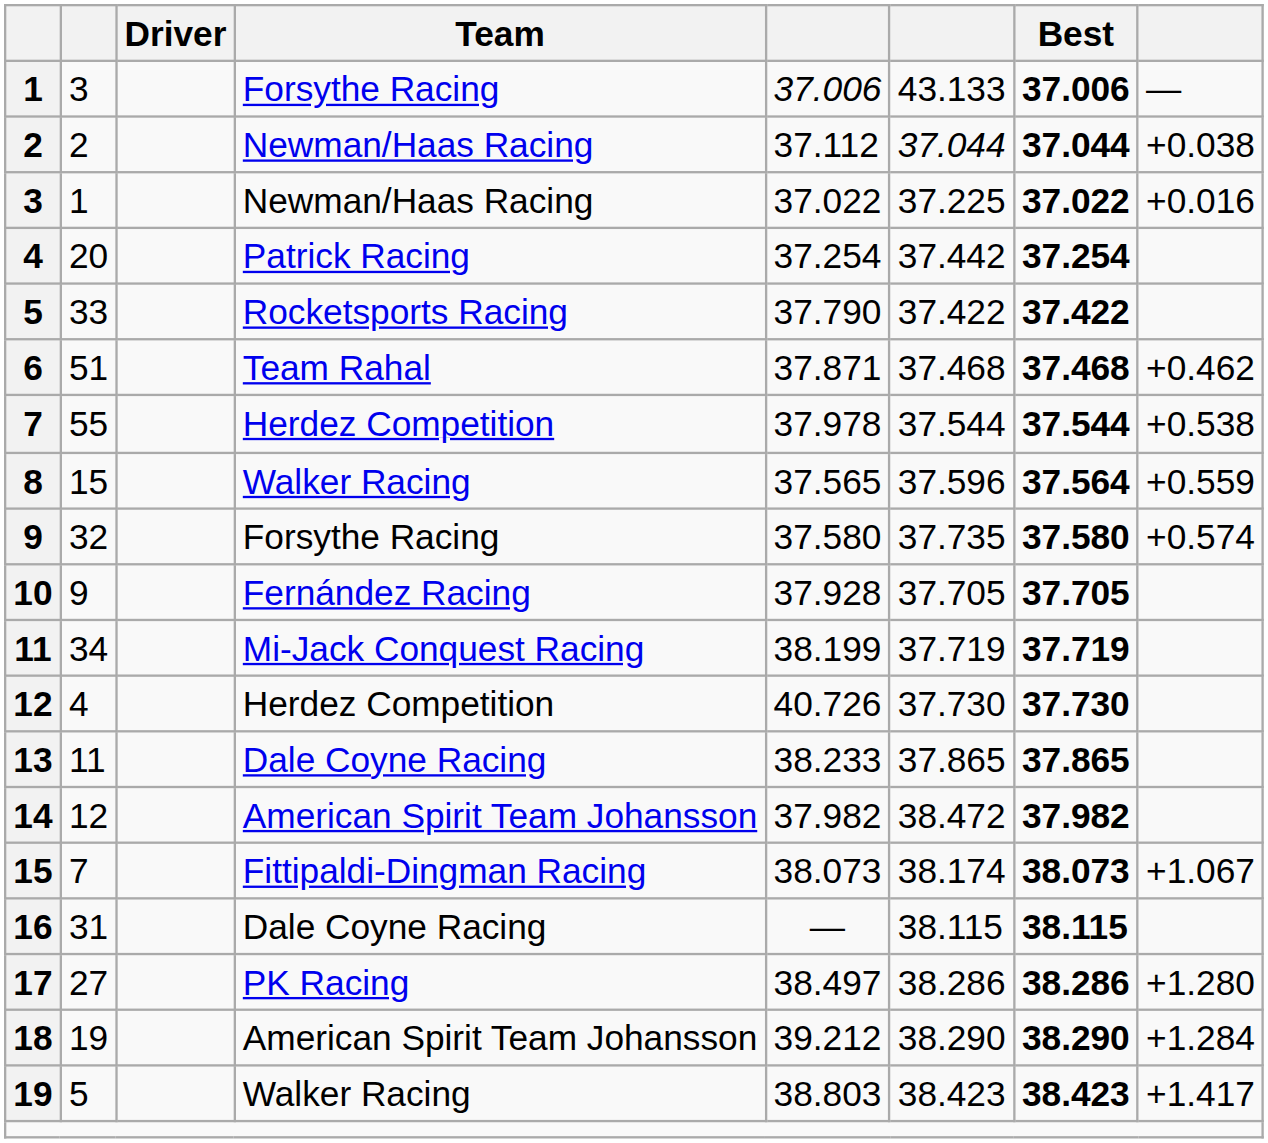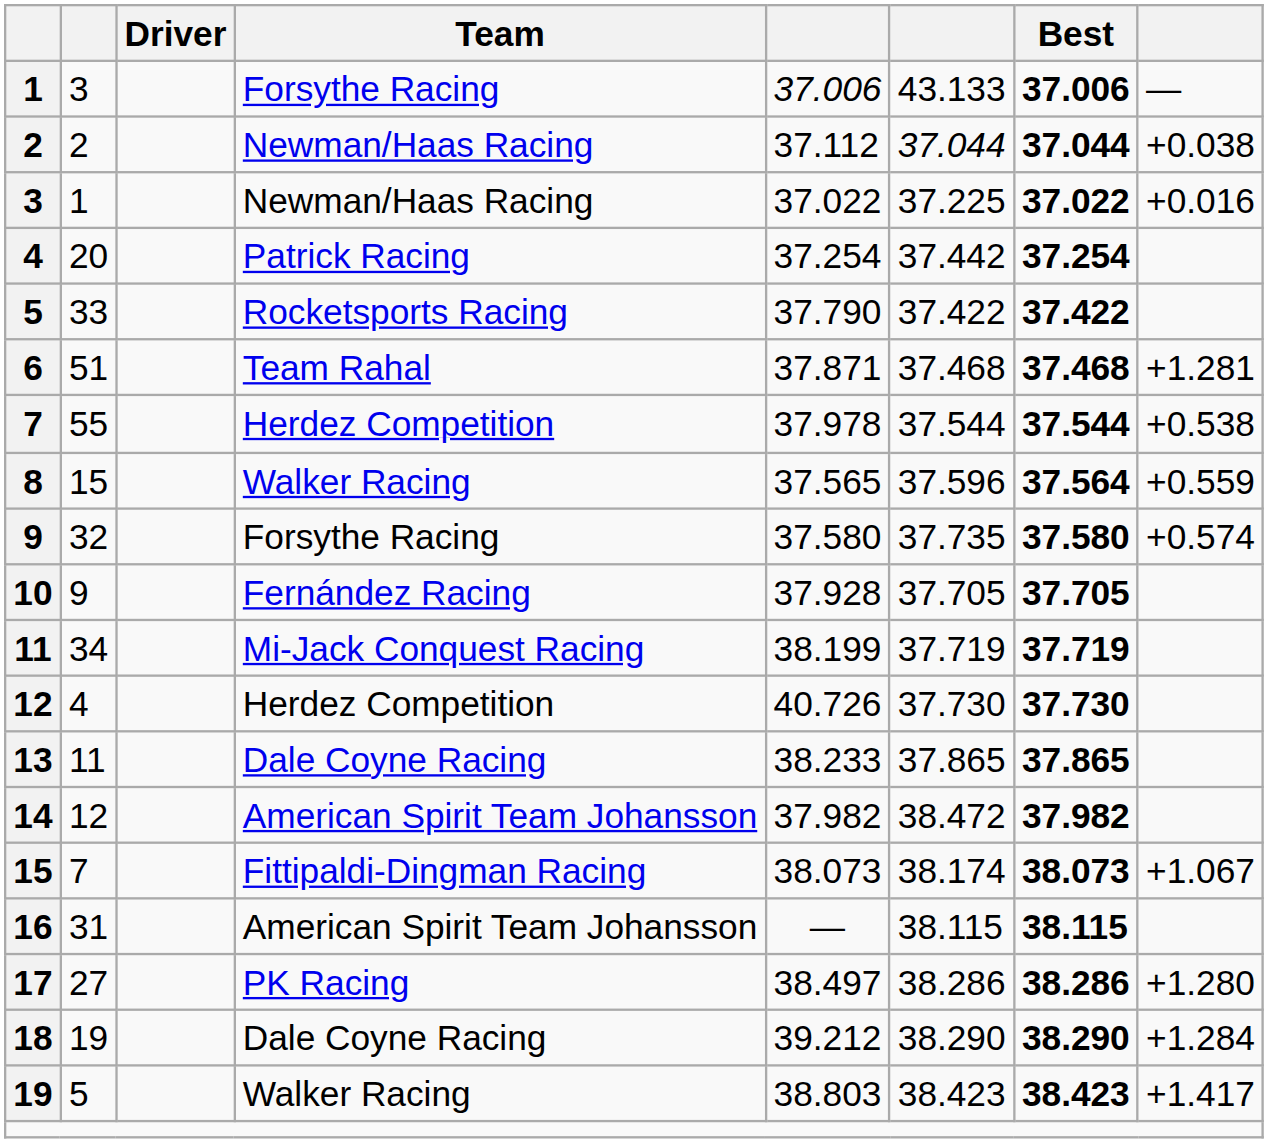(1200, 368) +0.462 -> (1200, 368) +1.281
(395, 926) Dale Coyne Racing -> (500, 926) American Spirit Team Johansson
(500, 1038) American Spirit Team Johansson -> (395, 1038) Dale Coyne Racing
